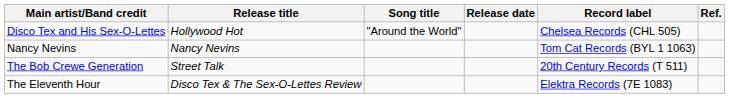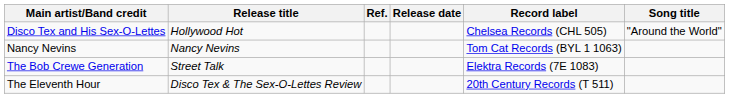columns swapped: (414, 13) <-> (711, 13)
(614, 66) 20th Century Records (T 511) -> (532, 66) Elektra Records (7E 1083)
(606, 84) Elektra Records (7E 1083) -> (540, 84) 20th Century Records (T 511)
